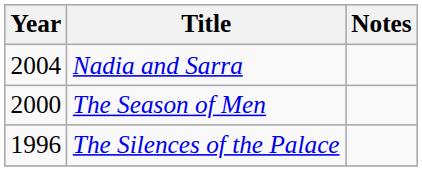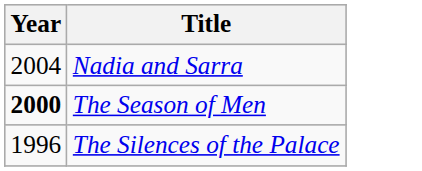- column: (381, 24)
(36, 104) normal -> (36, 104) bold
